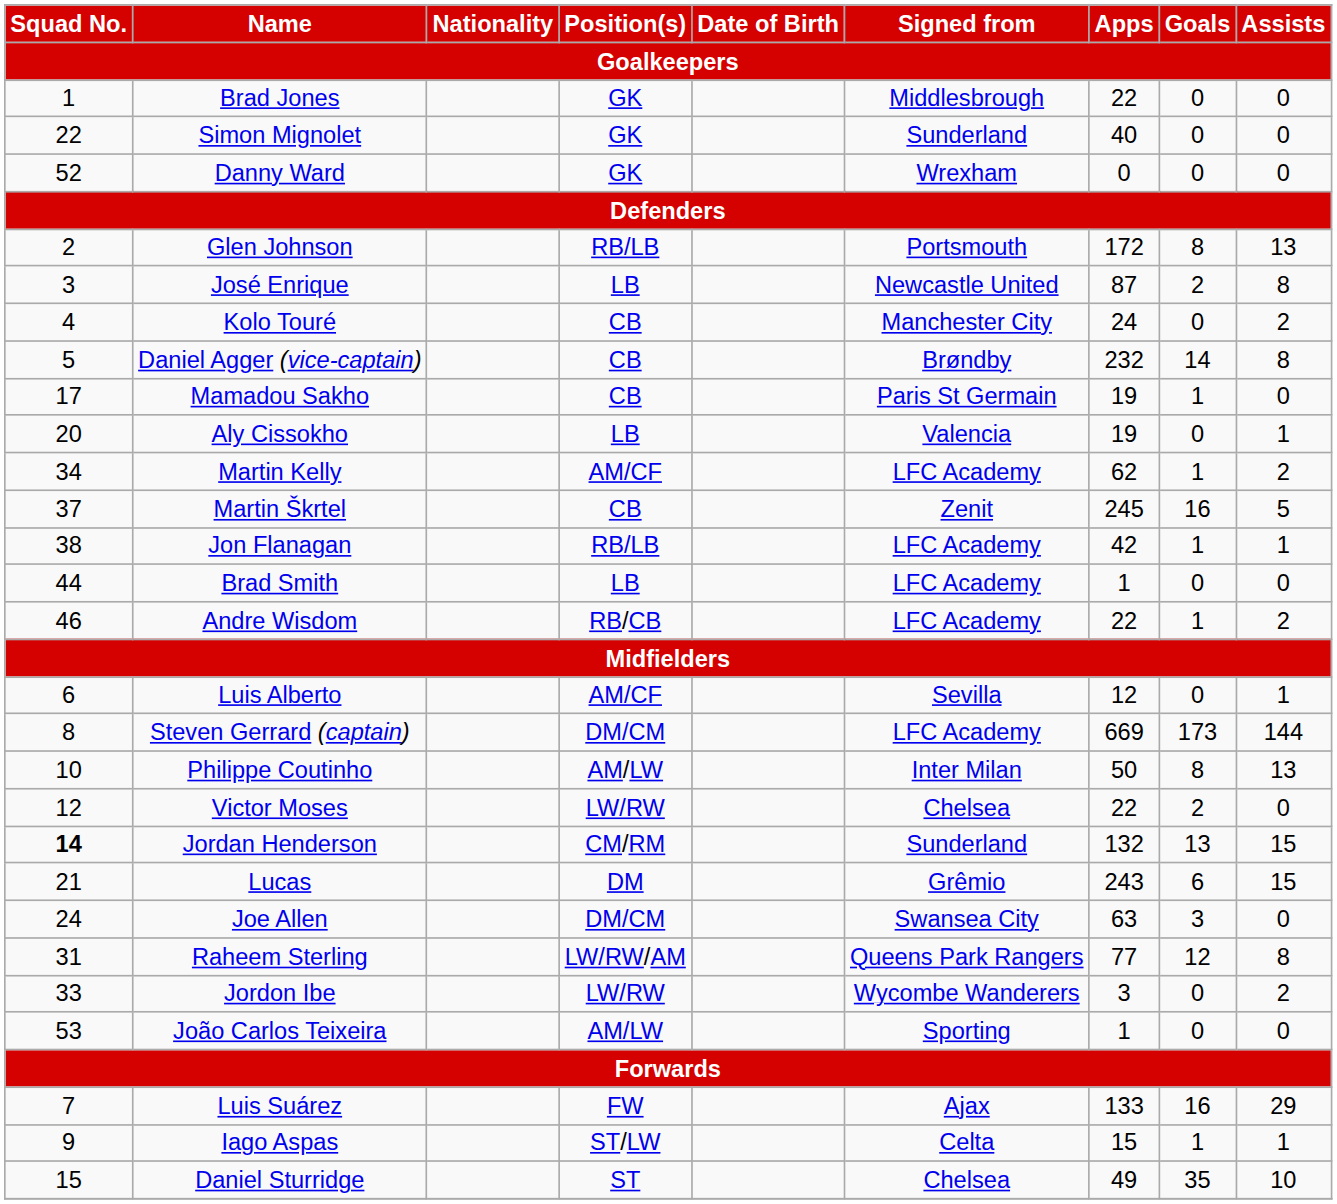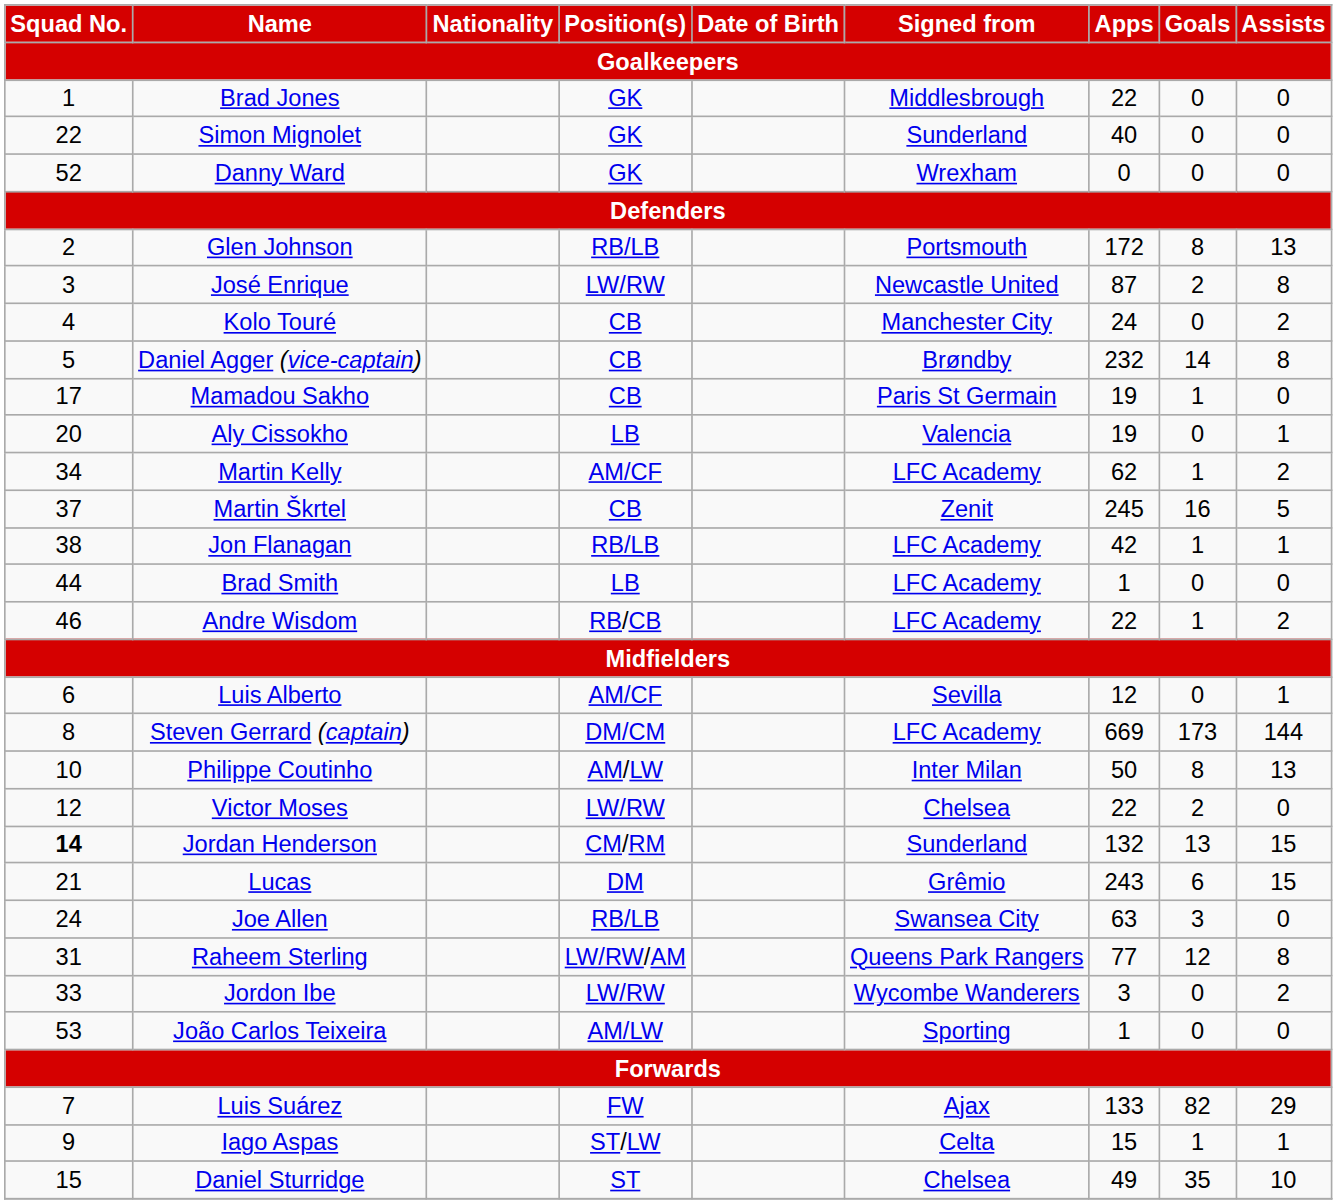(625, 285) LB -> (625, 285) LW/RW
(625, 919) DM/CM -> (625, 919) RB/LB
(1197, 1106) 16 -> (1197, 1106) 82
